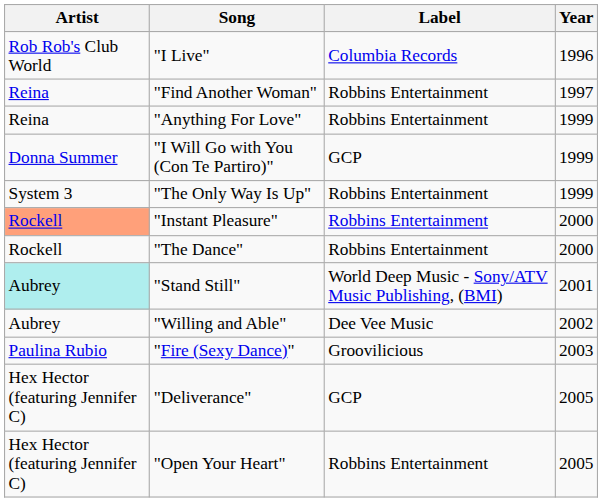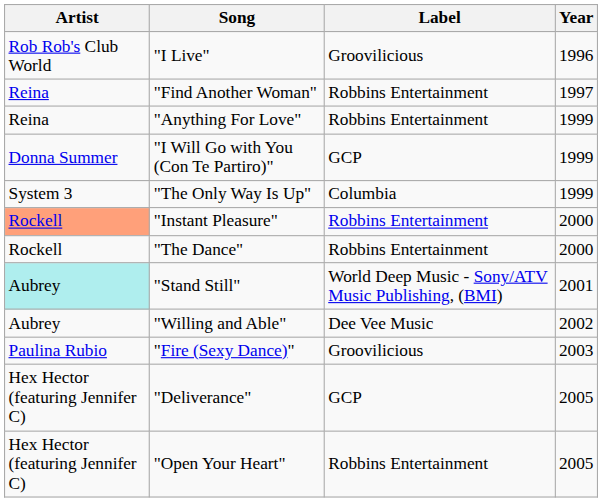(393, 55) Columbia Records -> (376, 55) Groovilicious
(408, 194) Robbins Entertainment -> (362, 194) Columbia
